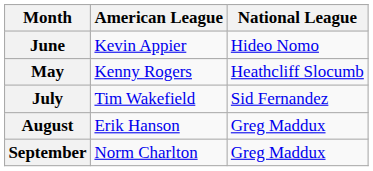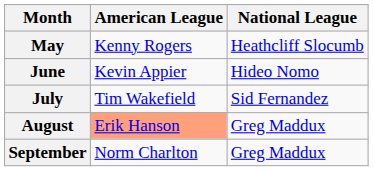rows swapped: (48, 71) <-> (48, 44)
(137, 125) no background -> (137, 125) lightsalmon background
